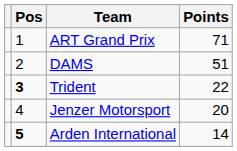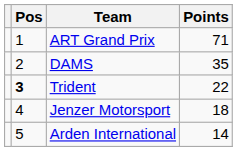(221, 63) 51 -> (221, 63) 35
(221, 110) 20 -> (221, 110) 18
(19, 134) bold -> (19, 134) normal
